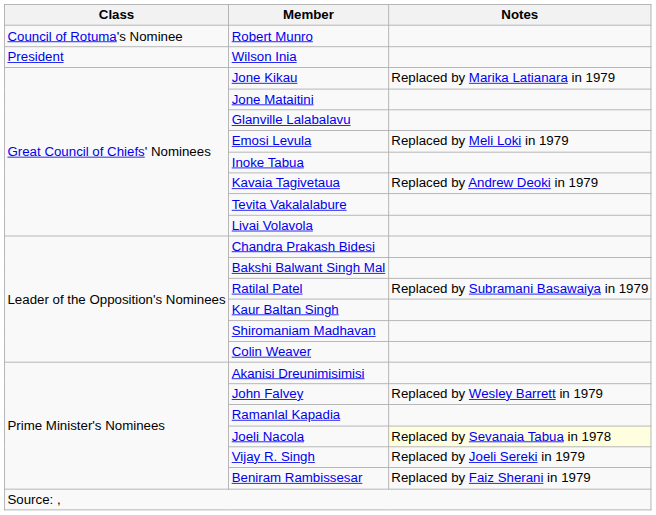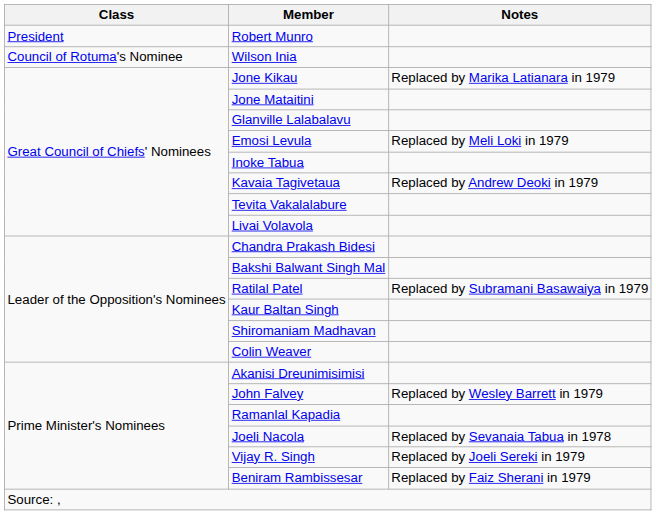(95, 36) Council of Rotuma's Nominee -> (36, 36) President
(36, 57) President -> (95, 57) Council of Rotuma's Nominee
(501, 436) lightyellow background -> (501, 436) no background
